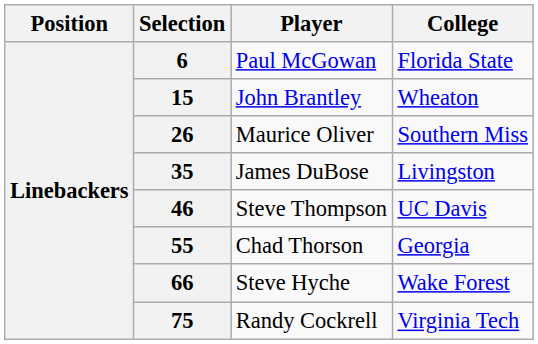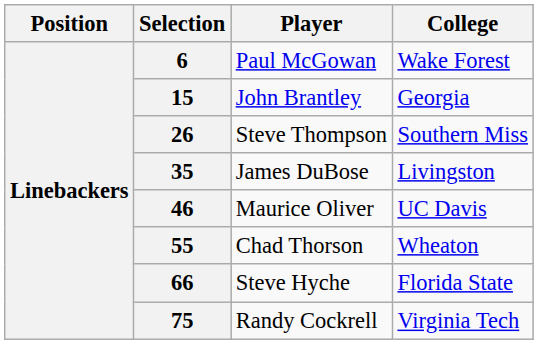(455, 60) Florida State -> (454, 60) Wake Forest
(438, 97) Wheaton -> (433, 97) Georgia
(305, 134) Maurice Oliver -> (311, 134) Steve Thompson
(311, 208) Steve Thompson -> (305, 208) Maurice Oliver
(433, 245) Georgia -> (438, 245) Wheaton
(454, 282) Wake Forest -> (455, 282) Florida State
